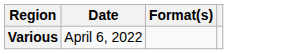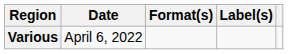+ column: (246, 15)
